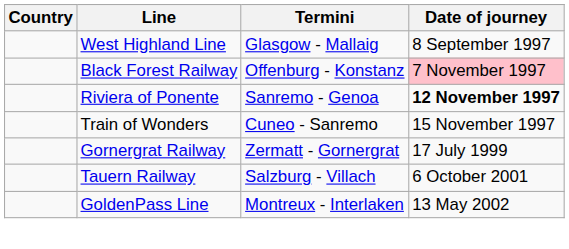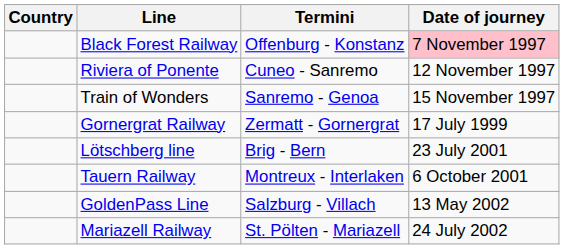- row: (153, 44)
(312, 97) Sanremo - Genoa -> (311, 71) Cuneo - Sanremo
(486, 97) bold -> (484, 71) normal
(311, 124) Cuneo - Sanremo -> (312, 97) Sanremo - Genoa
+ row: (138, 151)
(310, 177) Salzburg - Villach -> (324, 177) Montreux - Interlaken
(324, 204) Montreux - Interlaken -> (310, 204) Salzburg - Villach
+ row: (146, 230)
